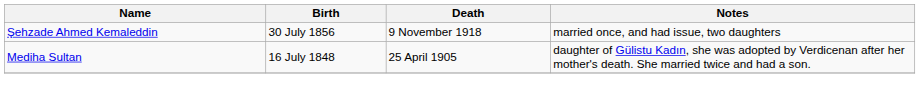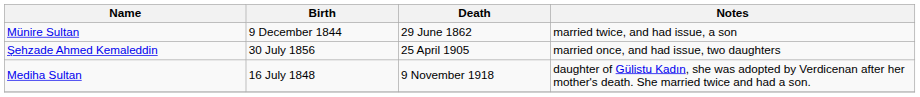+ row: (43, 32)
(435, 32) 9 November 1918 -> (435, 50) 25 April 1905
(423, 57) 25 April 1905 -> (447, 75) 9 November 1918
